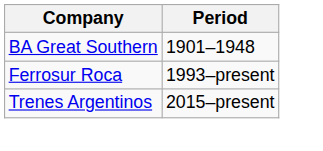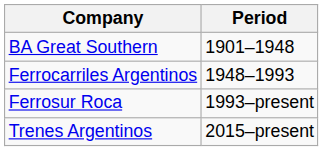+ row: (103, 74)
